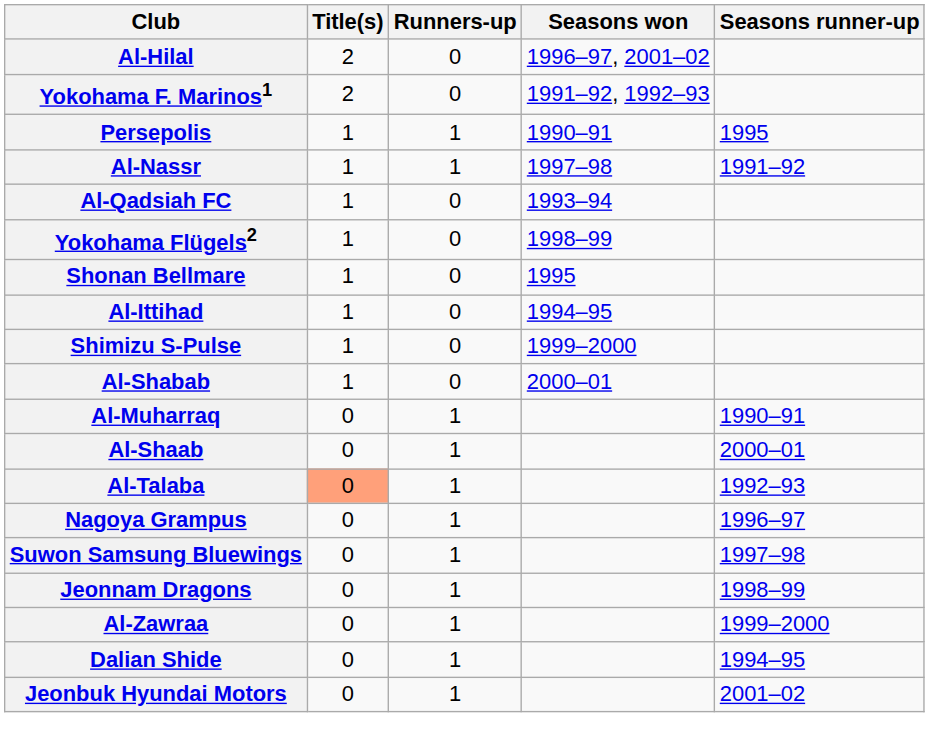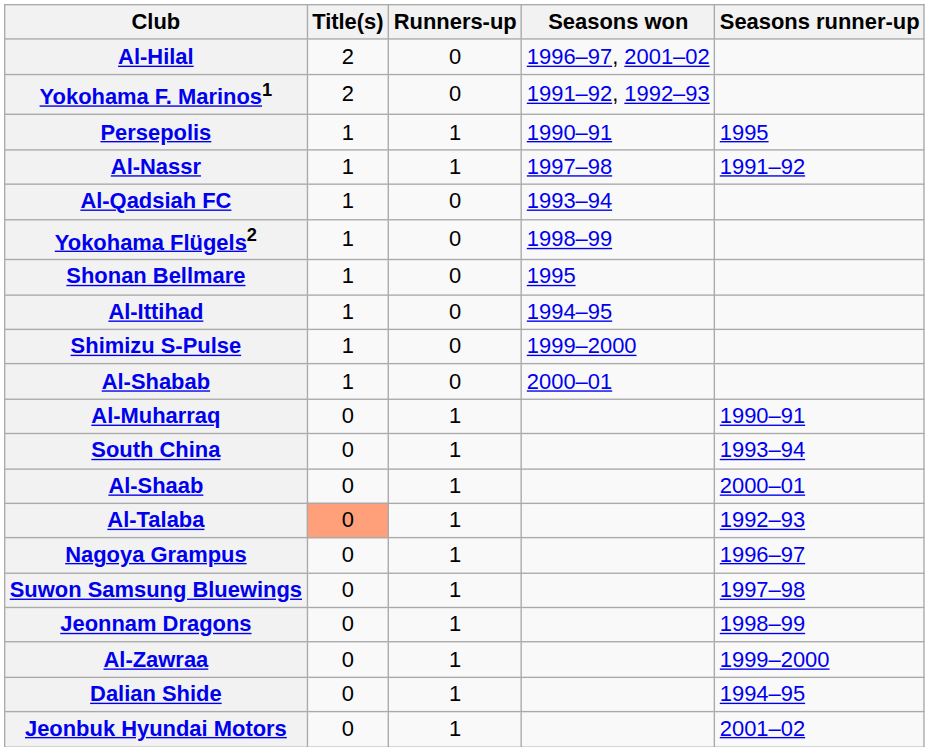+ row: (156, 450)
